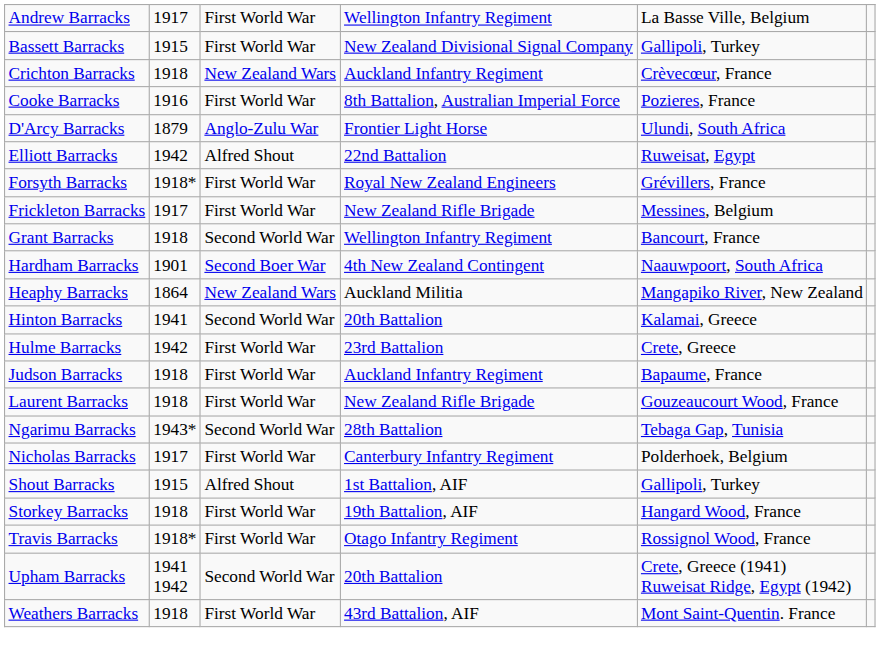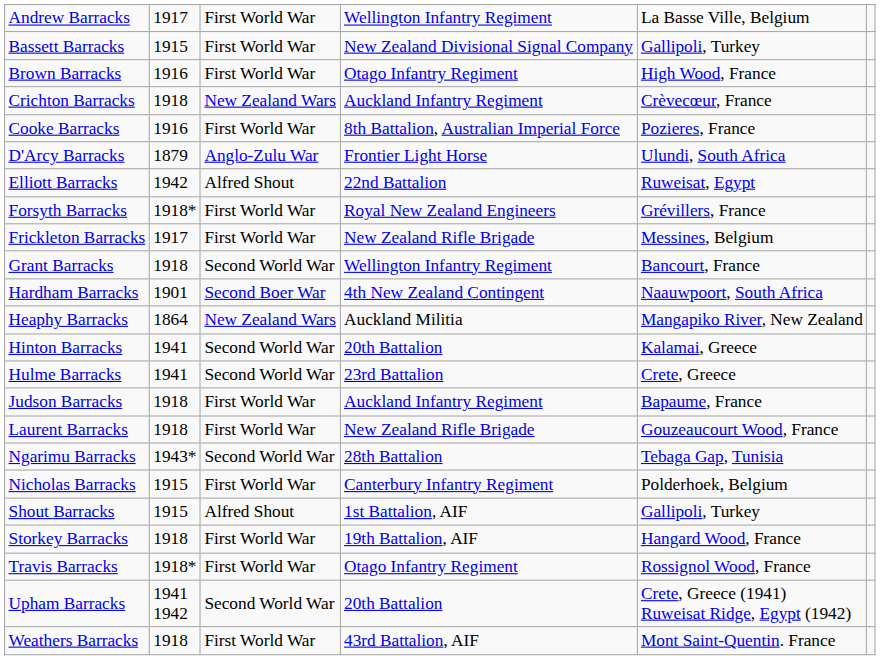+ row: (65, 73)
(171, 347) 1942 -> (171, 374) 1941
(260, 347) First World War -> (269, 374) Second World War
(171, 456) 1917 -> (171, 484) 1915
